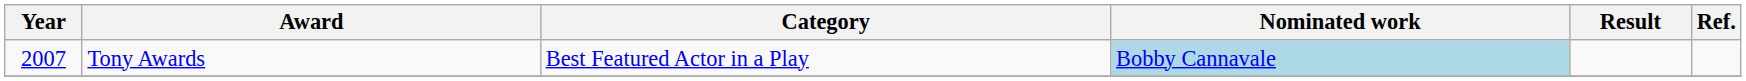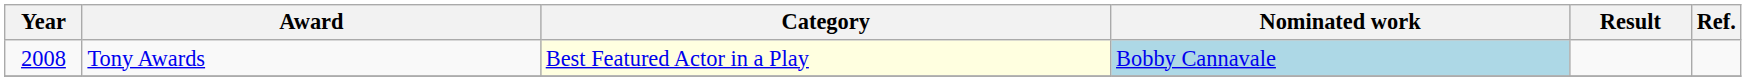(43, 57) 2007 -> (43, 57) 2008
(677, 57) no background -> (677, 57) lightyellow background
